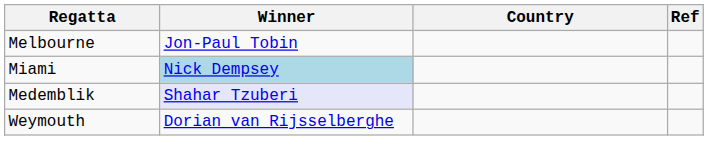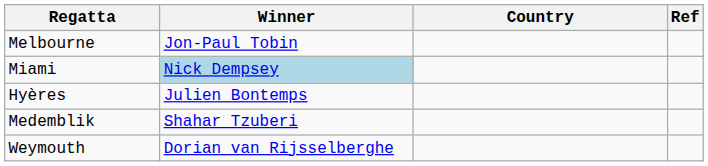+ row: (37, 96)
(231, 96) lavender background -> (231, 122) no background
